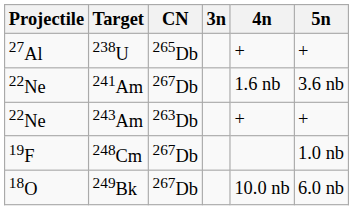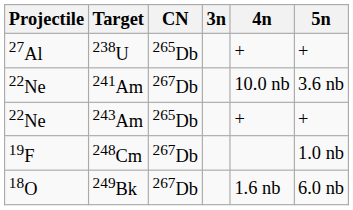(257, 84) 1.6 nb -> (262, 84) 10.0 nb
(175, 119) 263Db -> (175, 119) 265Db
(262, 187) 10.0 nb -> (257, 187) 1.6 nb
